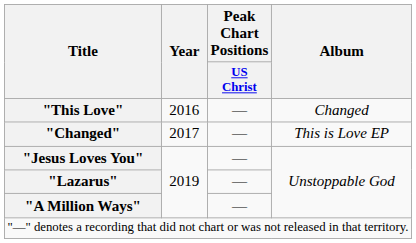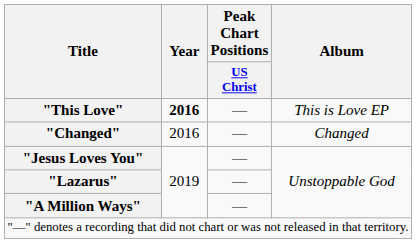(184, 110) normal -> (184, 110) bold
(342, 110) Changed -> (342, 110) This is Love EP
(184, 134) 2017 -> (184, 134) 2016
(342, 134) This is Love EP -> (342, 134) Changed
